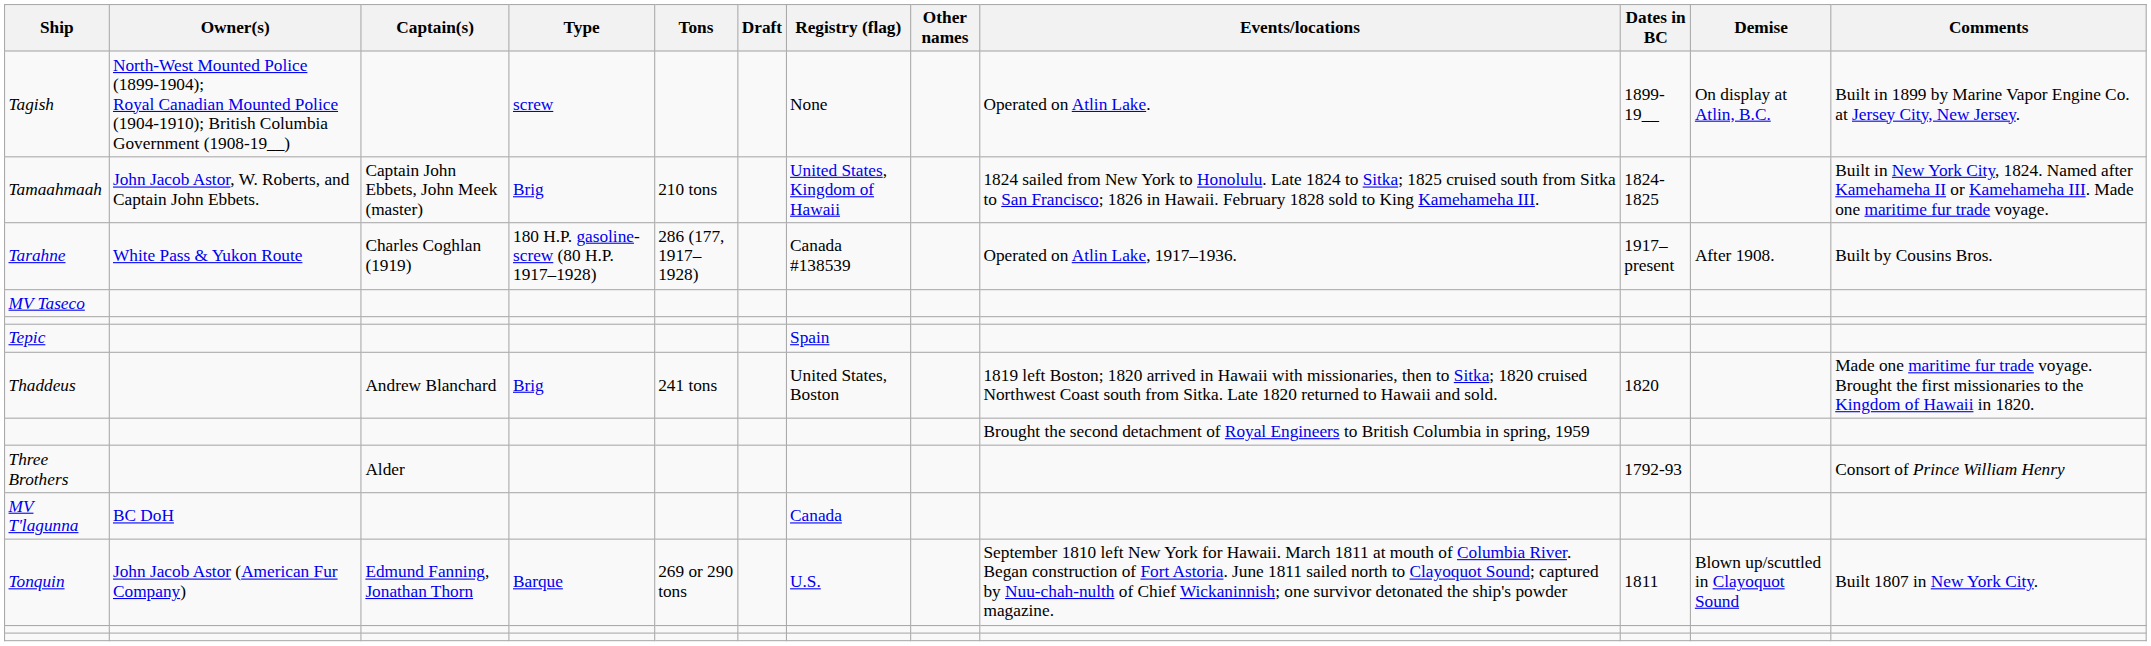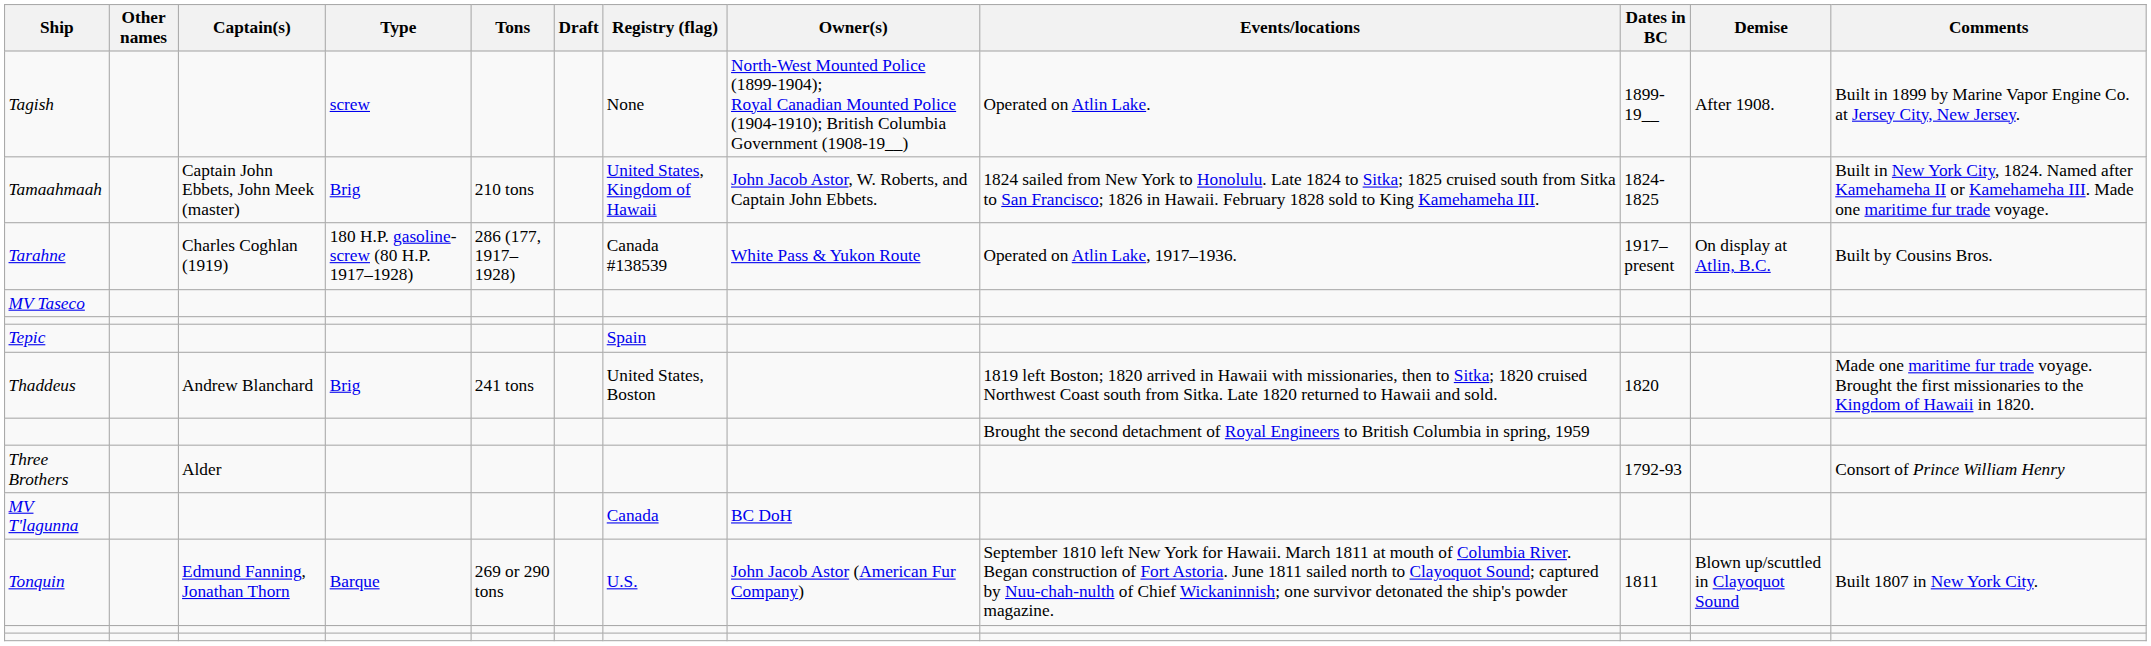columns swapped: (945, 27) <-> (235, 27)
(1741, 103) On display at Atlin, B.C. -> (1735, 103) After 1908.
(1735, 255) After 1908. -> (1741, 255) On display at Atlin, B.C.
